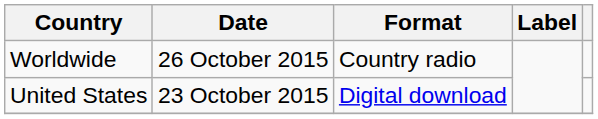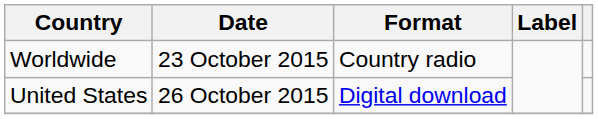(243, 58) 26 October 2015 -> (243, 58) 23 October 2015
(243, 95) 23 October 2015 -> (243, 95) 26 October 2015
